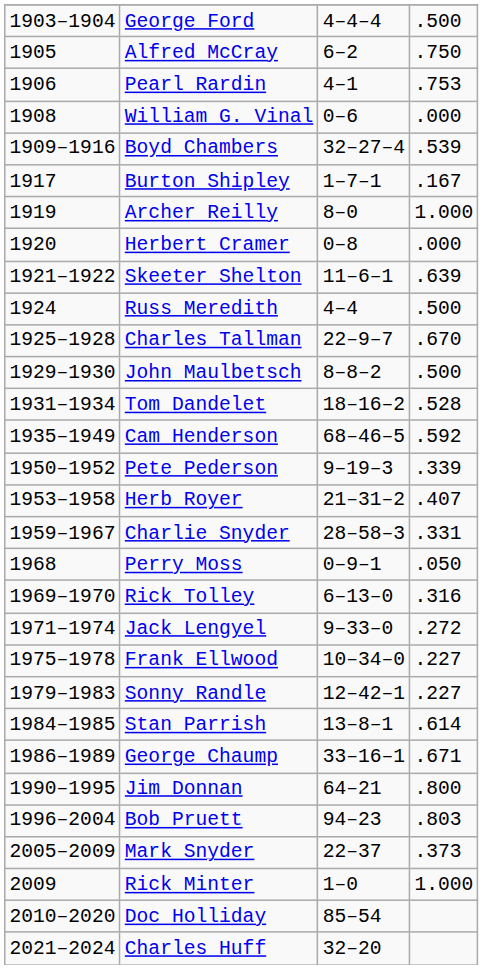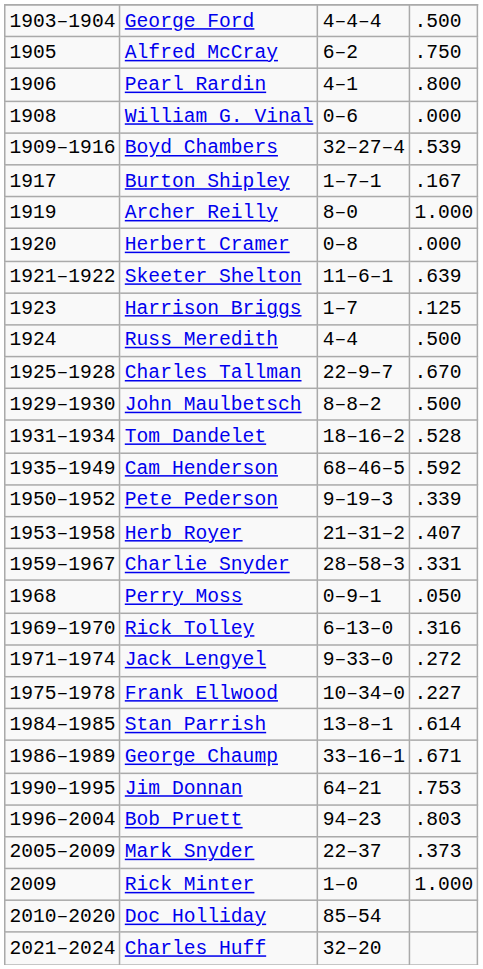(438, 85) .753 -> (438, 85) .800
+ row: (213, 309)
- row: (195, 693)
(438, 789) .800 -> (438, 789) .753
